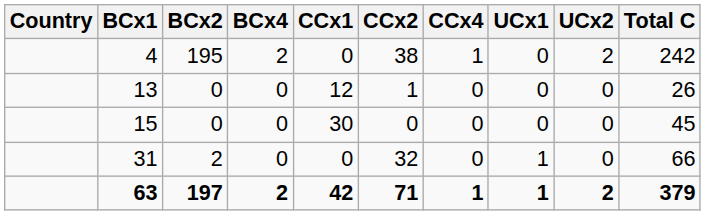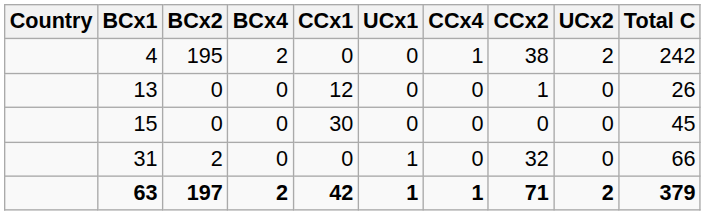columns swapped: (391, 21) <-> (521, 21)
